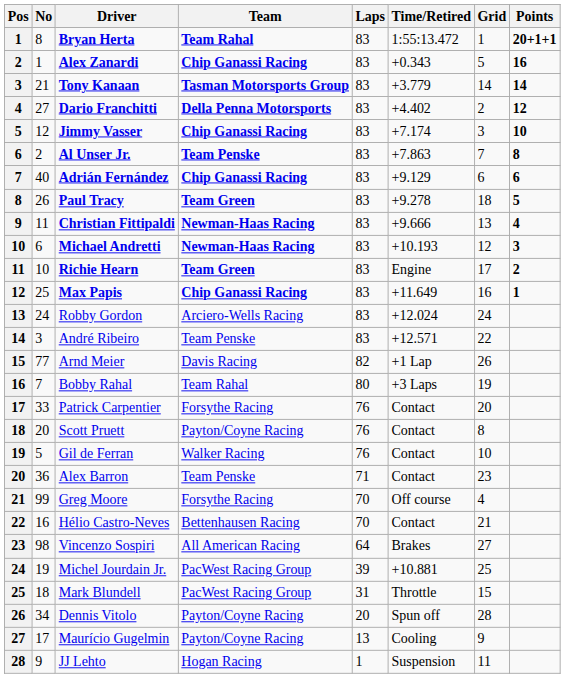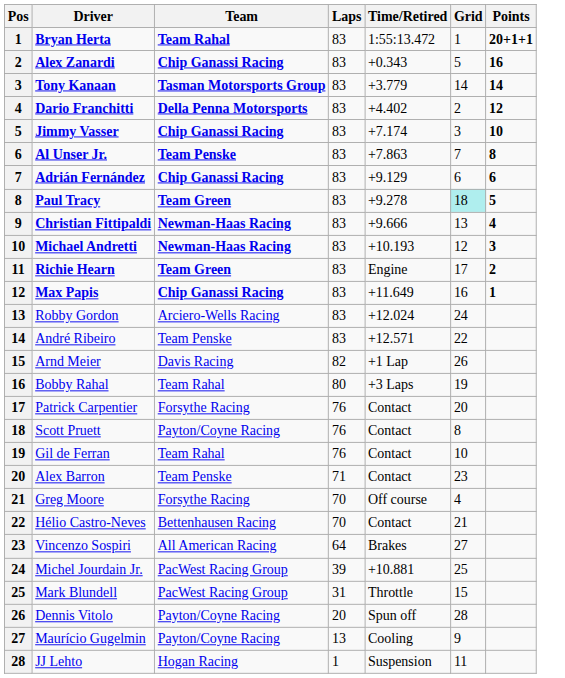- column: (44, 16)
(484, 200) no background -> (461, 200) paleturquoise background
(223, 454) Walker Racing -> (191, 454) Team Rahal
